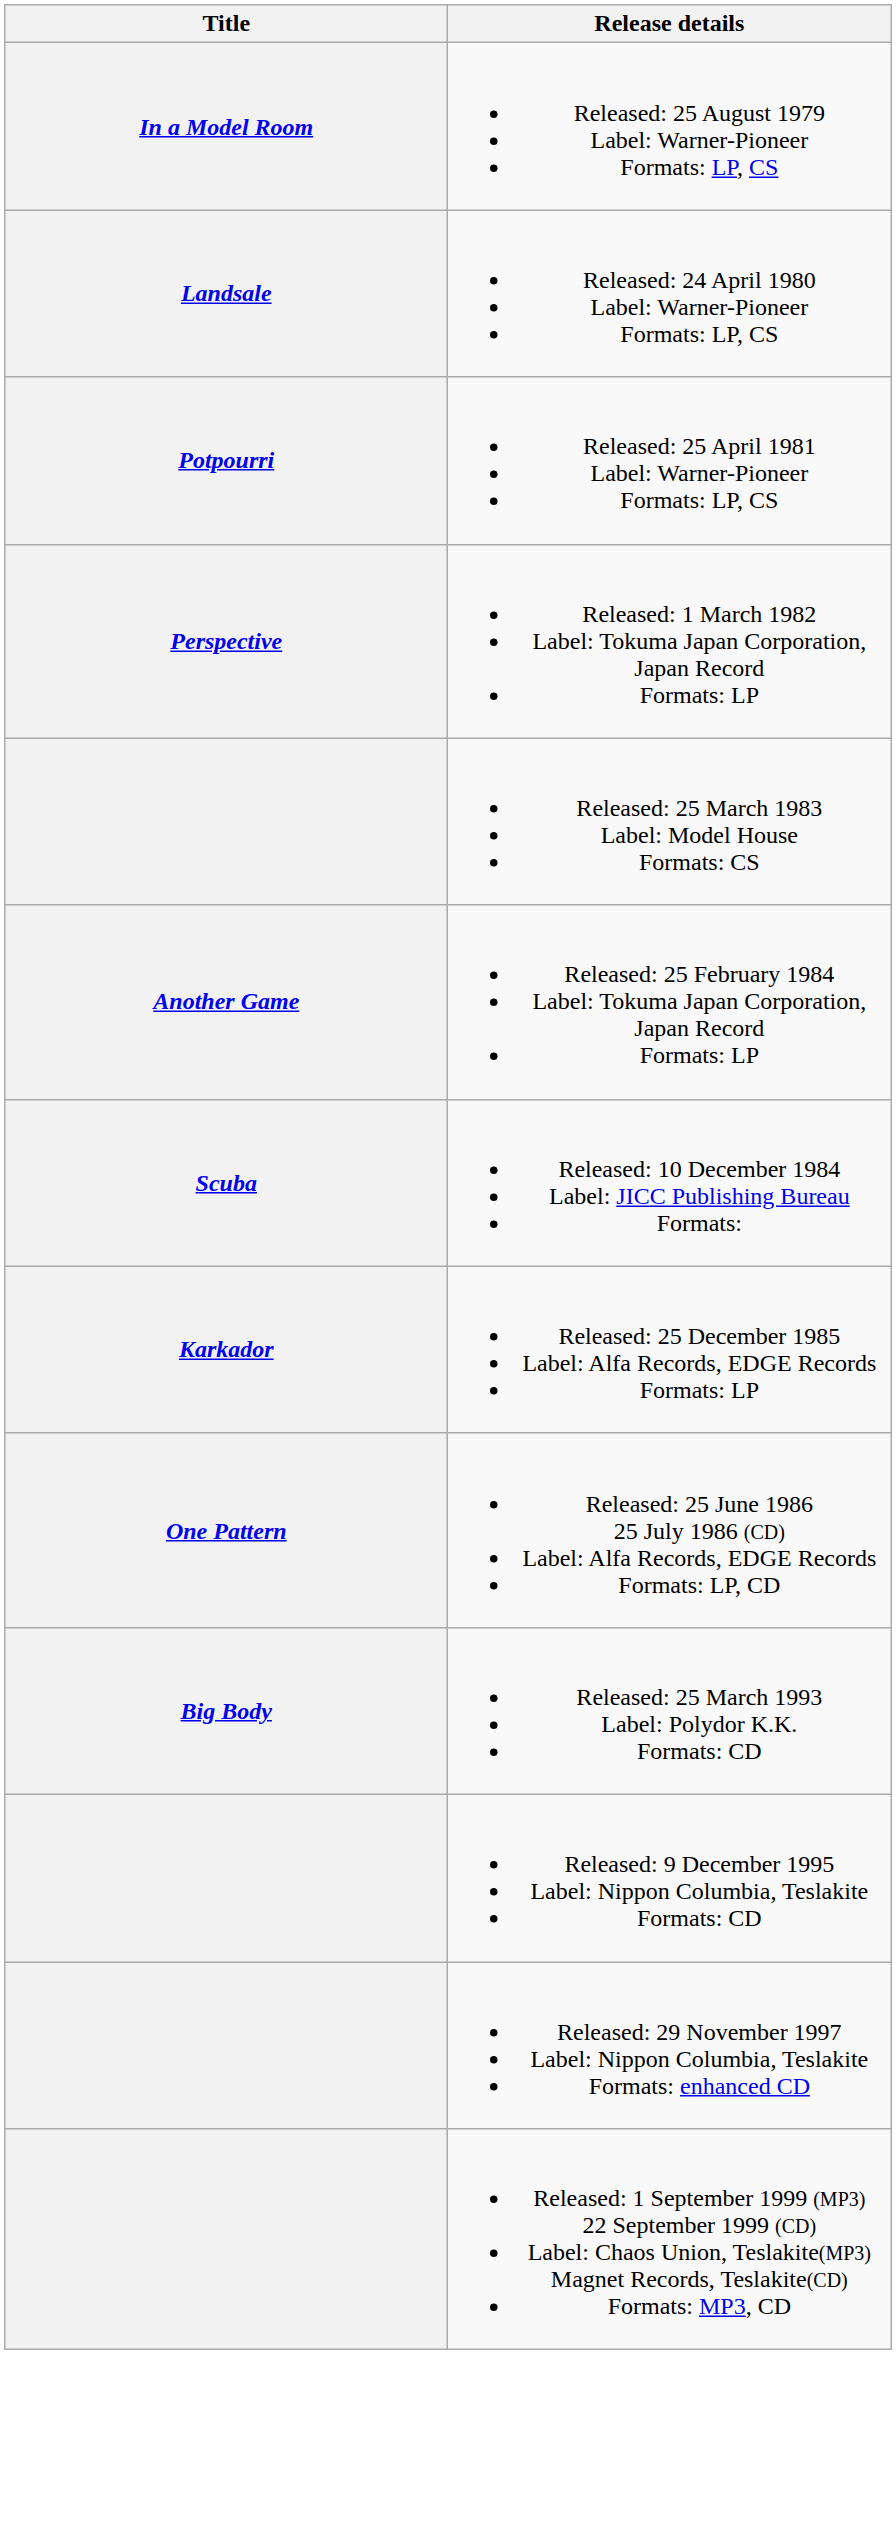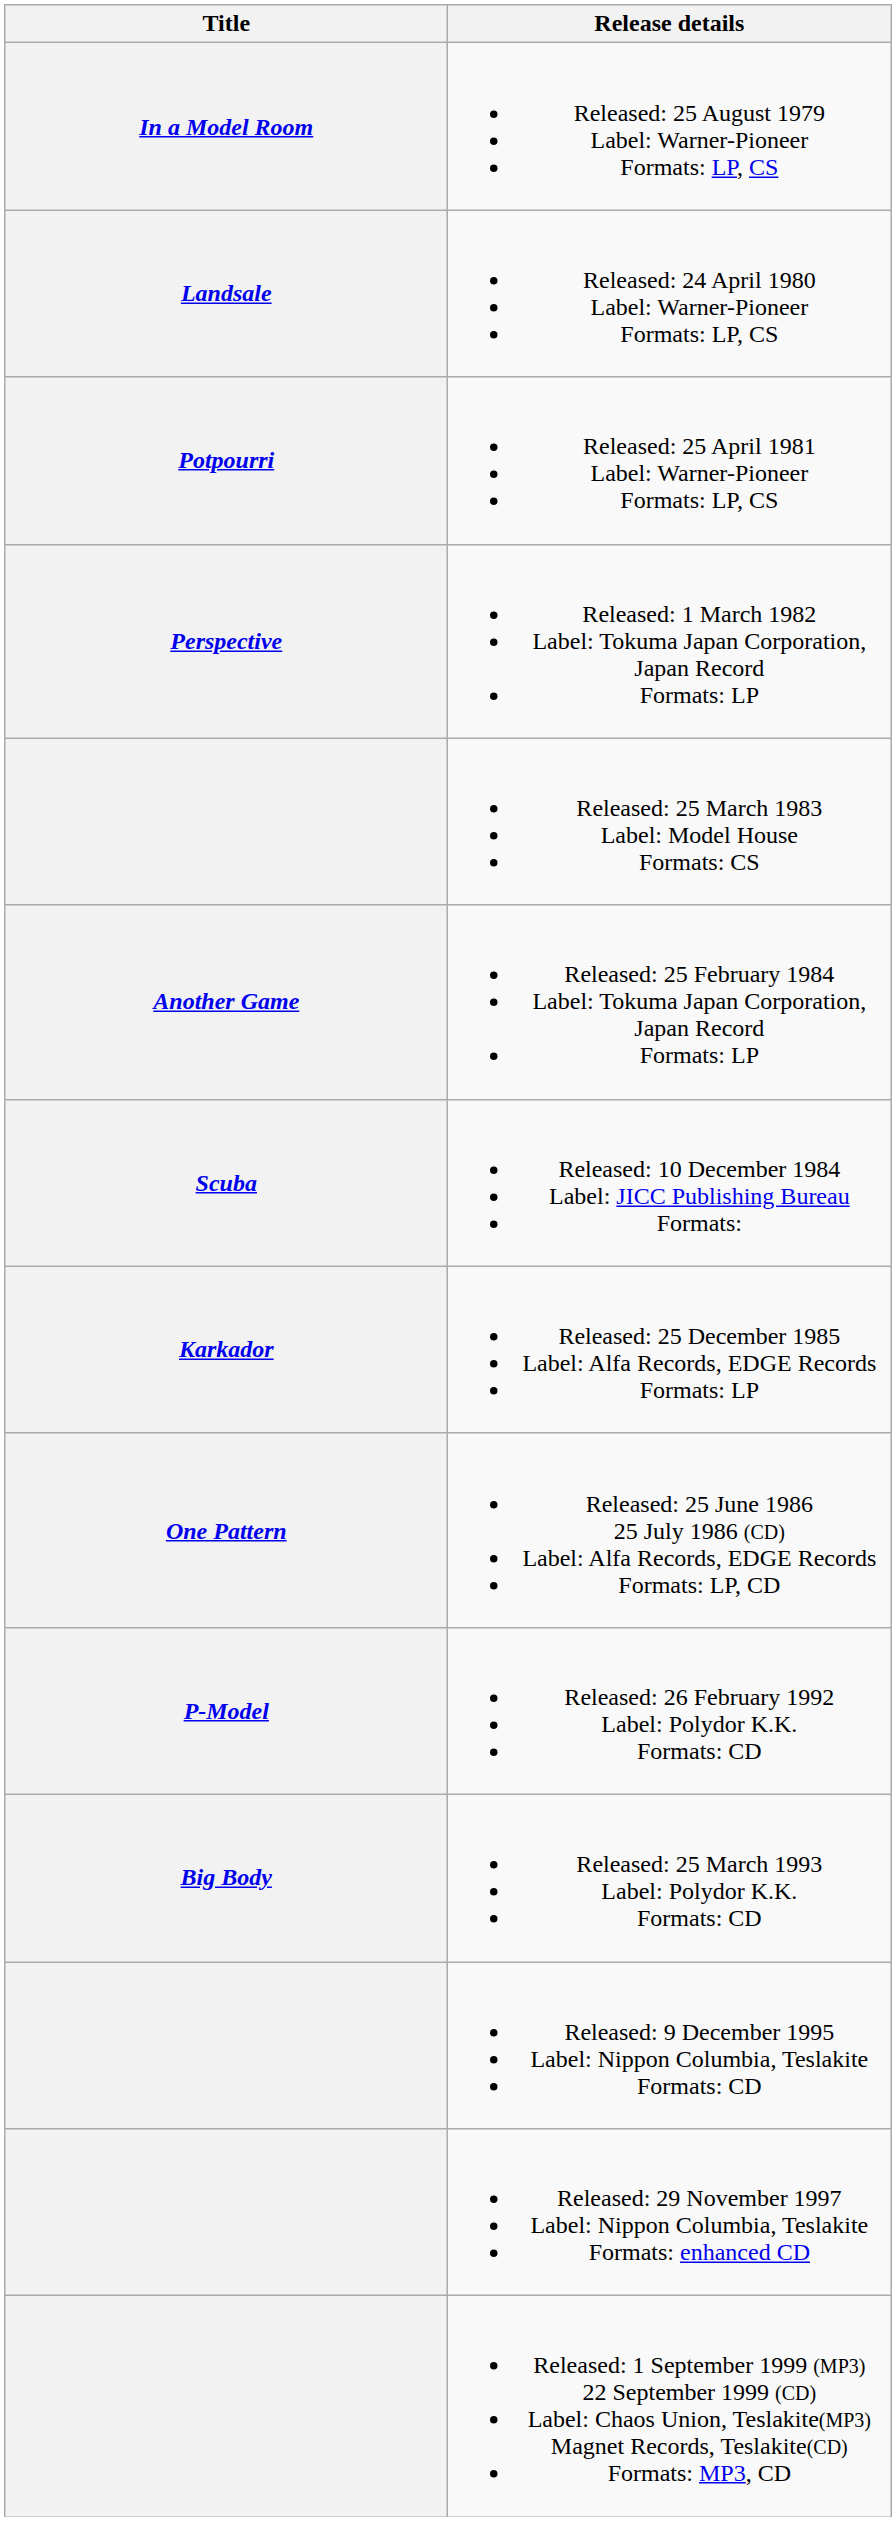+ row: (669, 1724)
